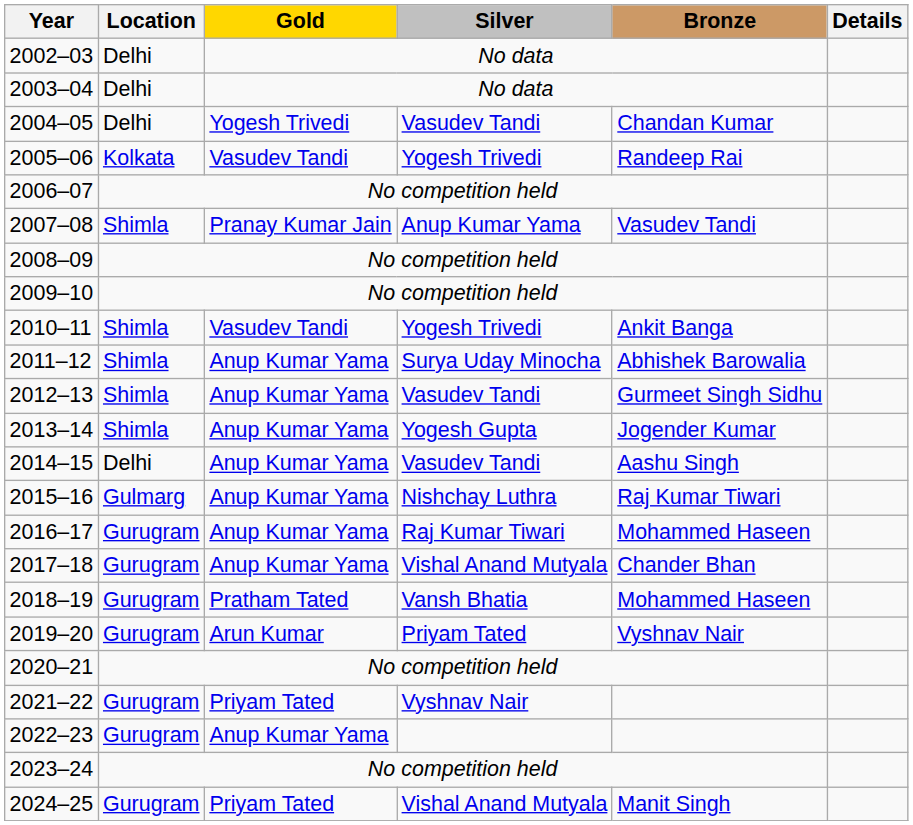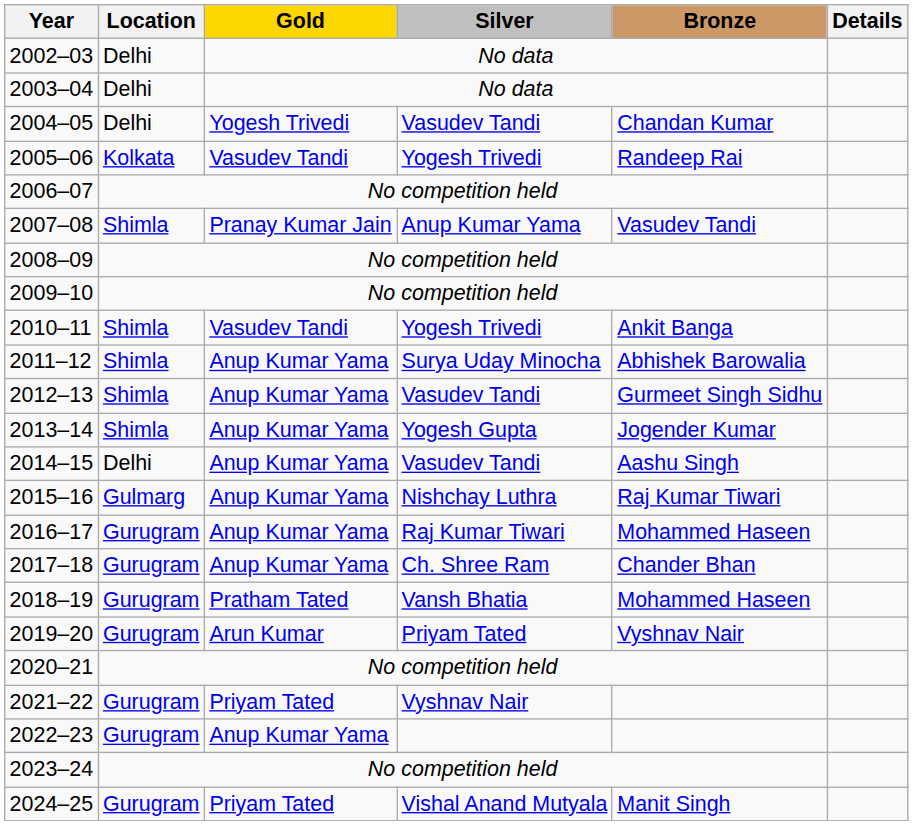(504, 565) Vishal Anand Mutyala -> (475, 565) Ch. Shree Ram
